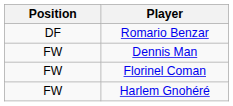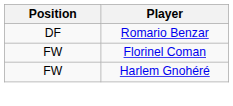- row: (165, 52)
